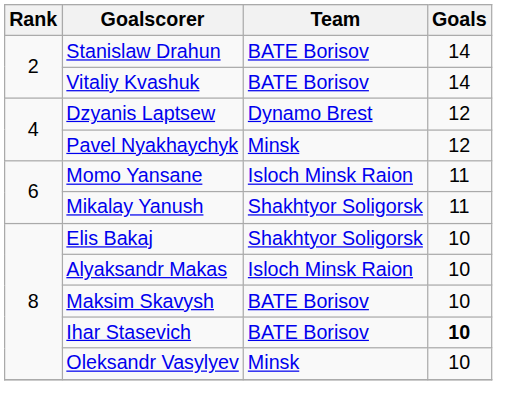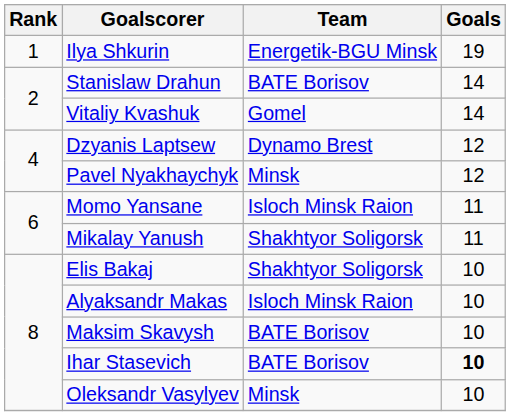+ row: (118, 51)
(308, 82) BATE Borisov -> (277, 113) Gomel
